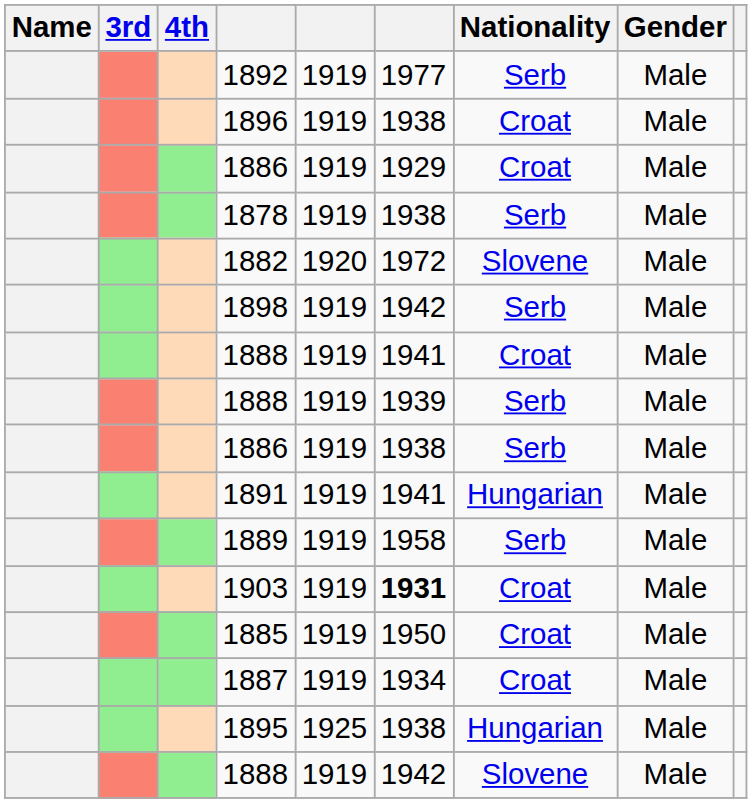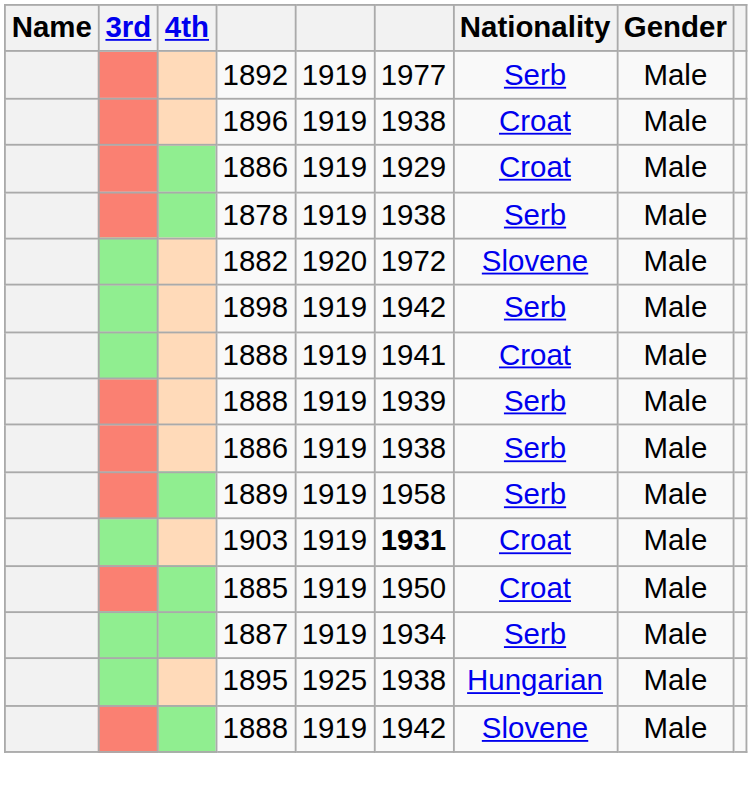- row: (52, 495)
(535, 681) Croat -> (535, 634) Serb
